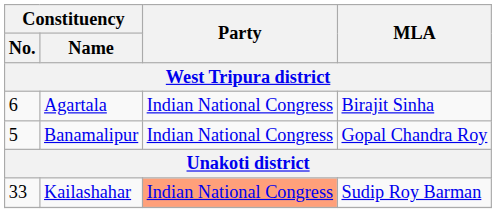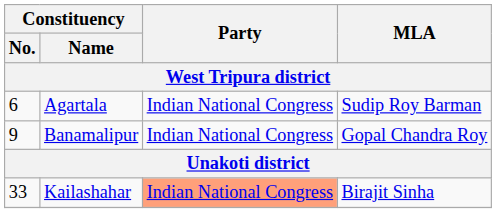(388, 105) Birajit Sinha -> (411, 105) Sudip Roy Barman
(13, 134) 5 -> (13, 134) 9
(411, 192) Sudip Roy Barman -> (388, 192) Birajit Sinha
